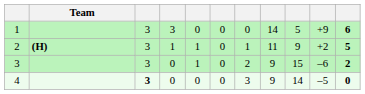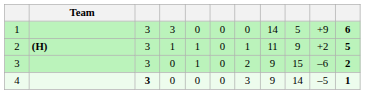(348, 81) 0 -> (348, 81) 1
